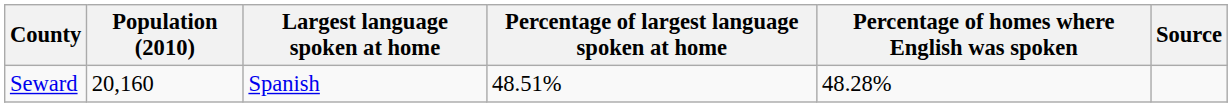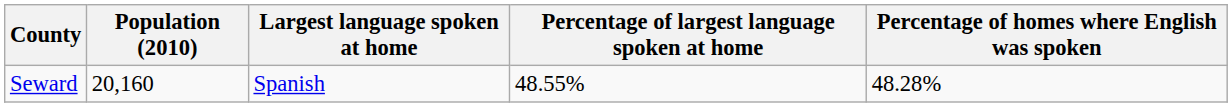- column: (1189, 35)
(527, 83) 48.51% -> (550, 83) 48.55%
